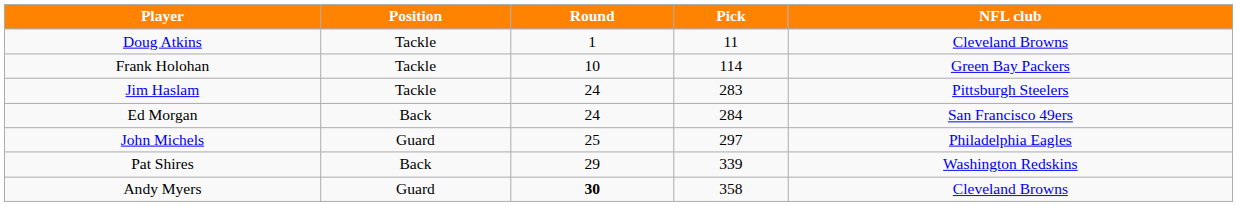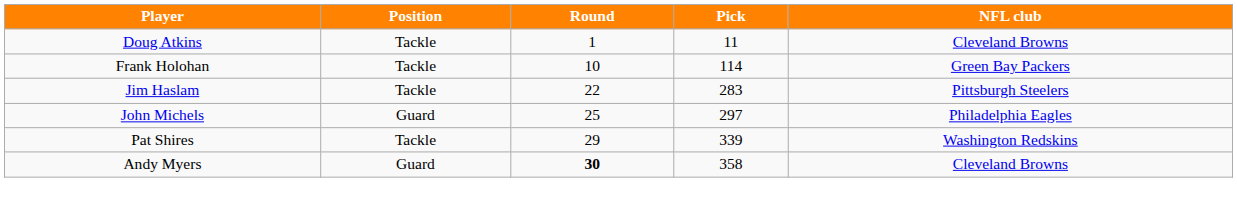(592, 90) 24 -> (592, 90) 22
- row: (162, 115)
(415, 164) Back -> (415, 139) Tackle
